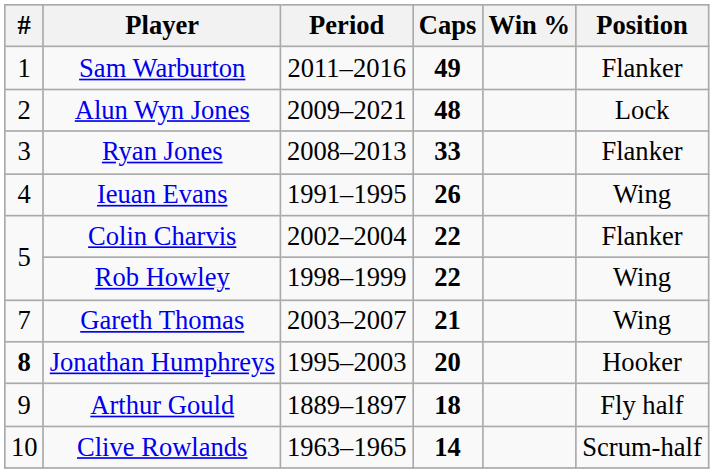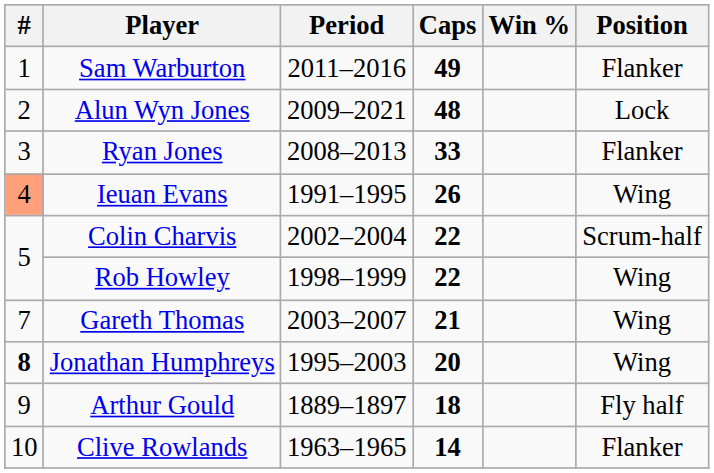(24, 194) no background -> (24, 194) lightsalmon background
(642, 236) Flanker -> (642, 236) Scrum-half
(642, 362) Hooker -> (642, 362) Wing
(642, 446) Scrum-half -> (642, 446) Flanker
